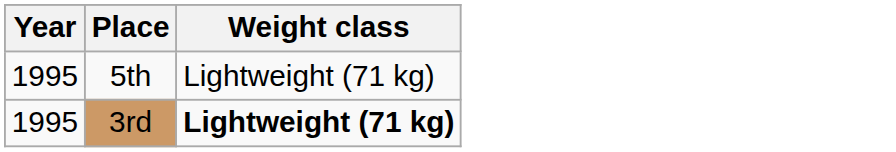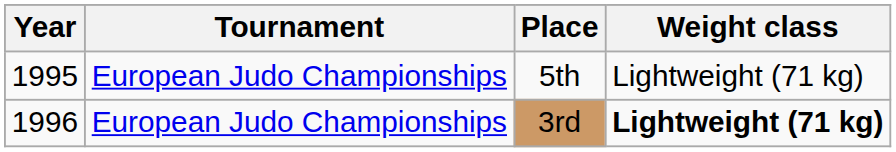+ column: (299, 28)
(45, 122) 1995 -> (45, 122) 1996
